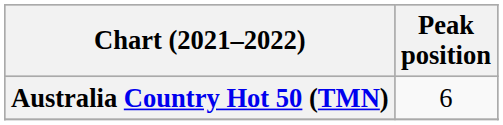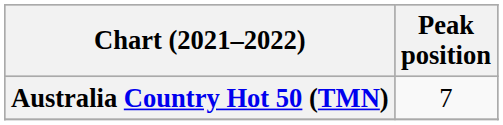(446, 97) 6 -> (446, 97) 7
